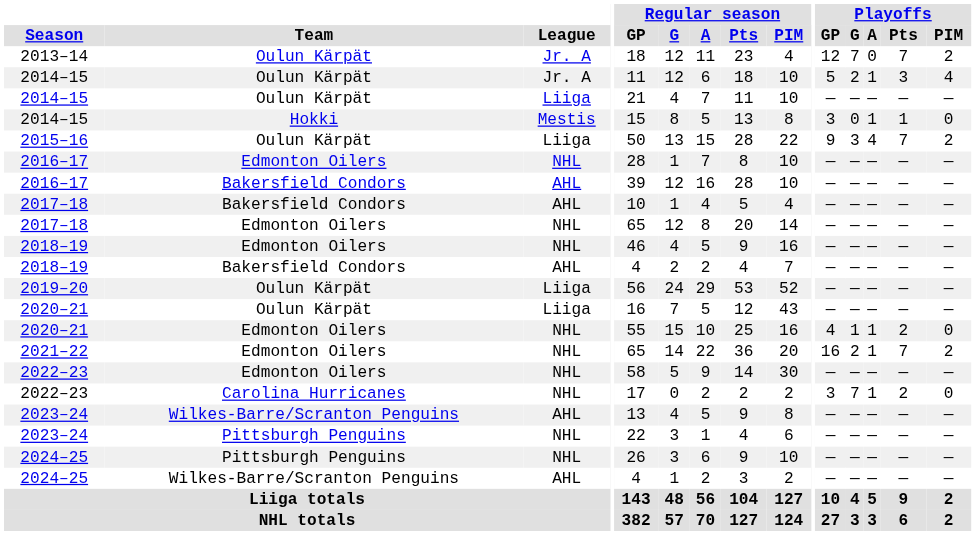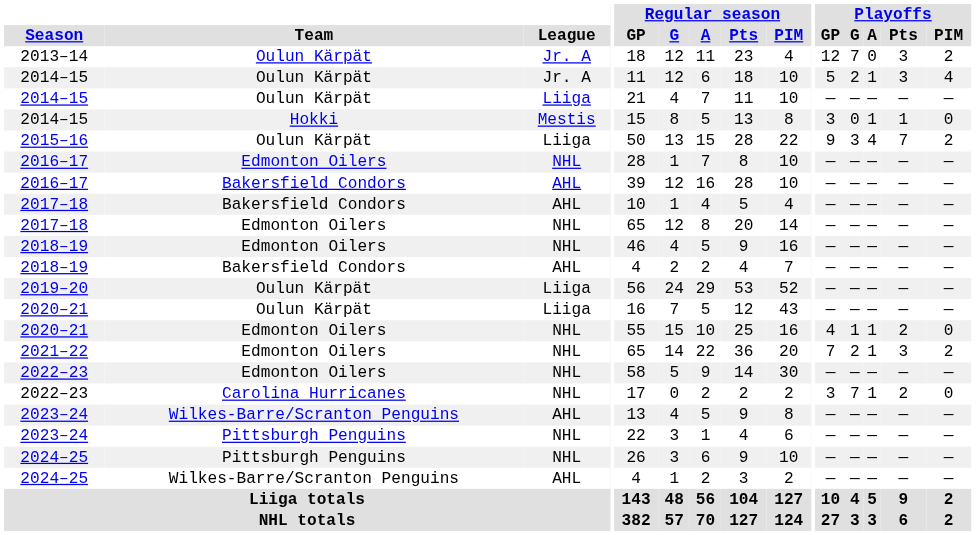(903, 57) 7 -> (903, 57) 3
(830, 352) 16 -> (830, 352) 7
(903, 352) 7 -> (903, 352) 3
